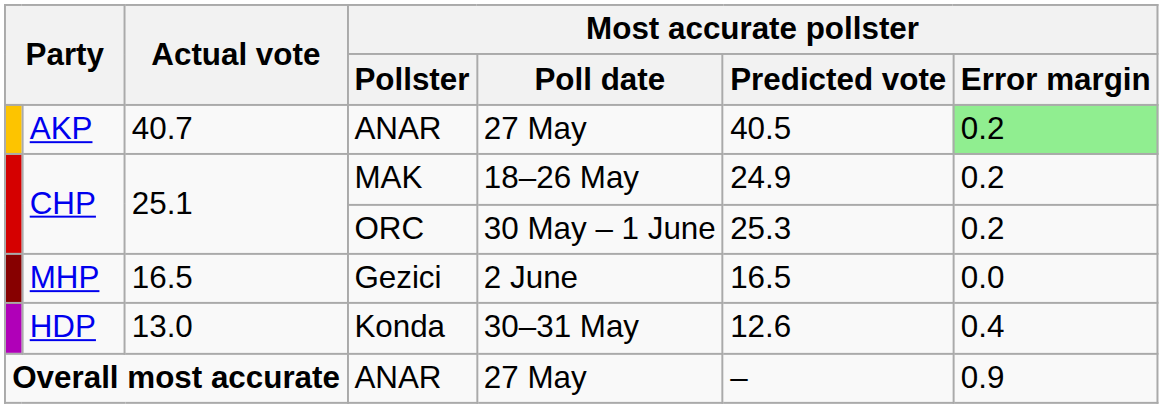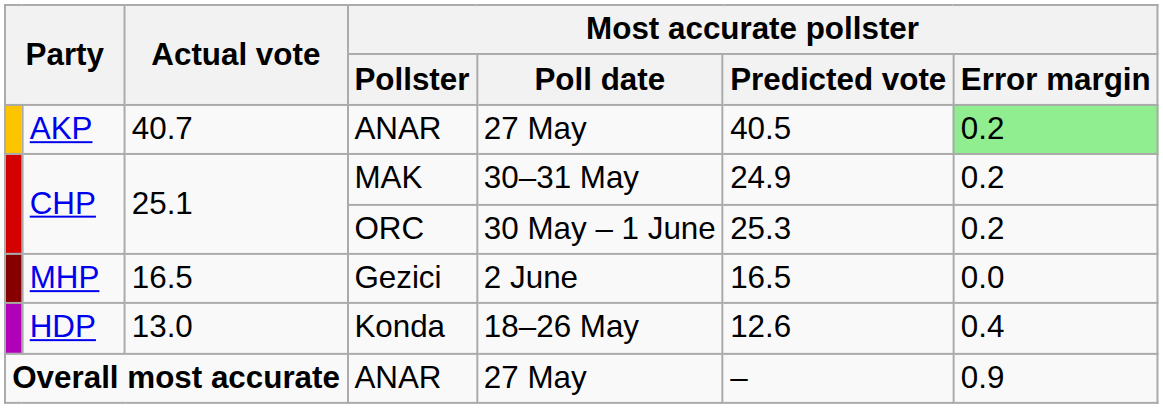(561, 178) 18–26 May -> (561, 178) 30–31 May
(561, 327) 30–31 May -> (561, 327) 18–26 May
